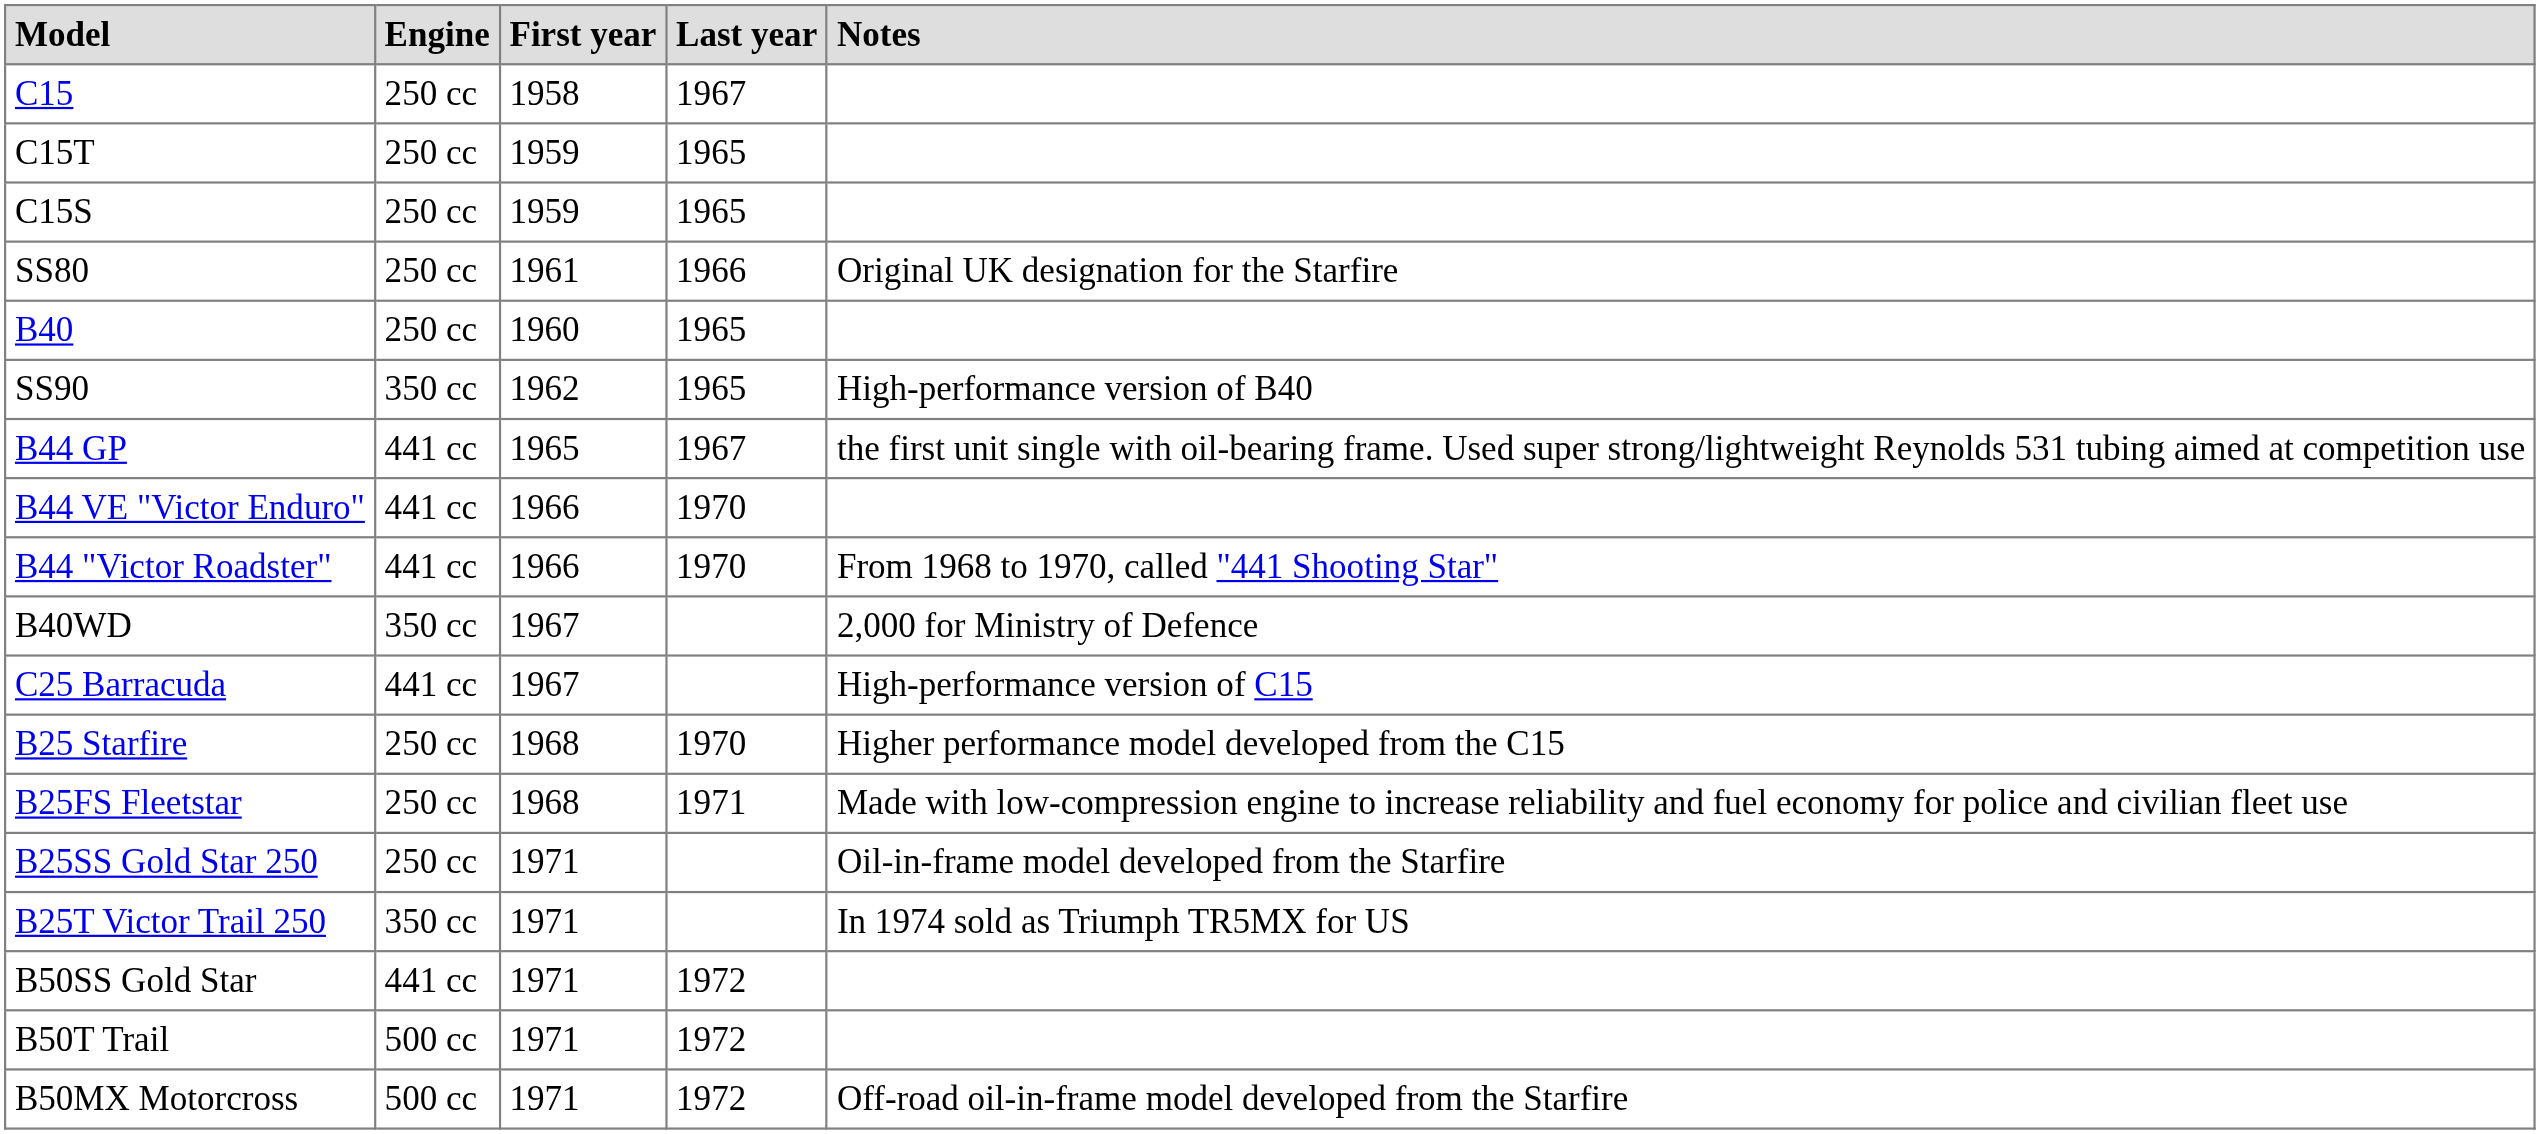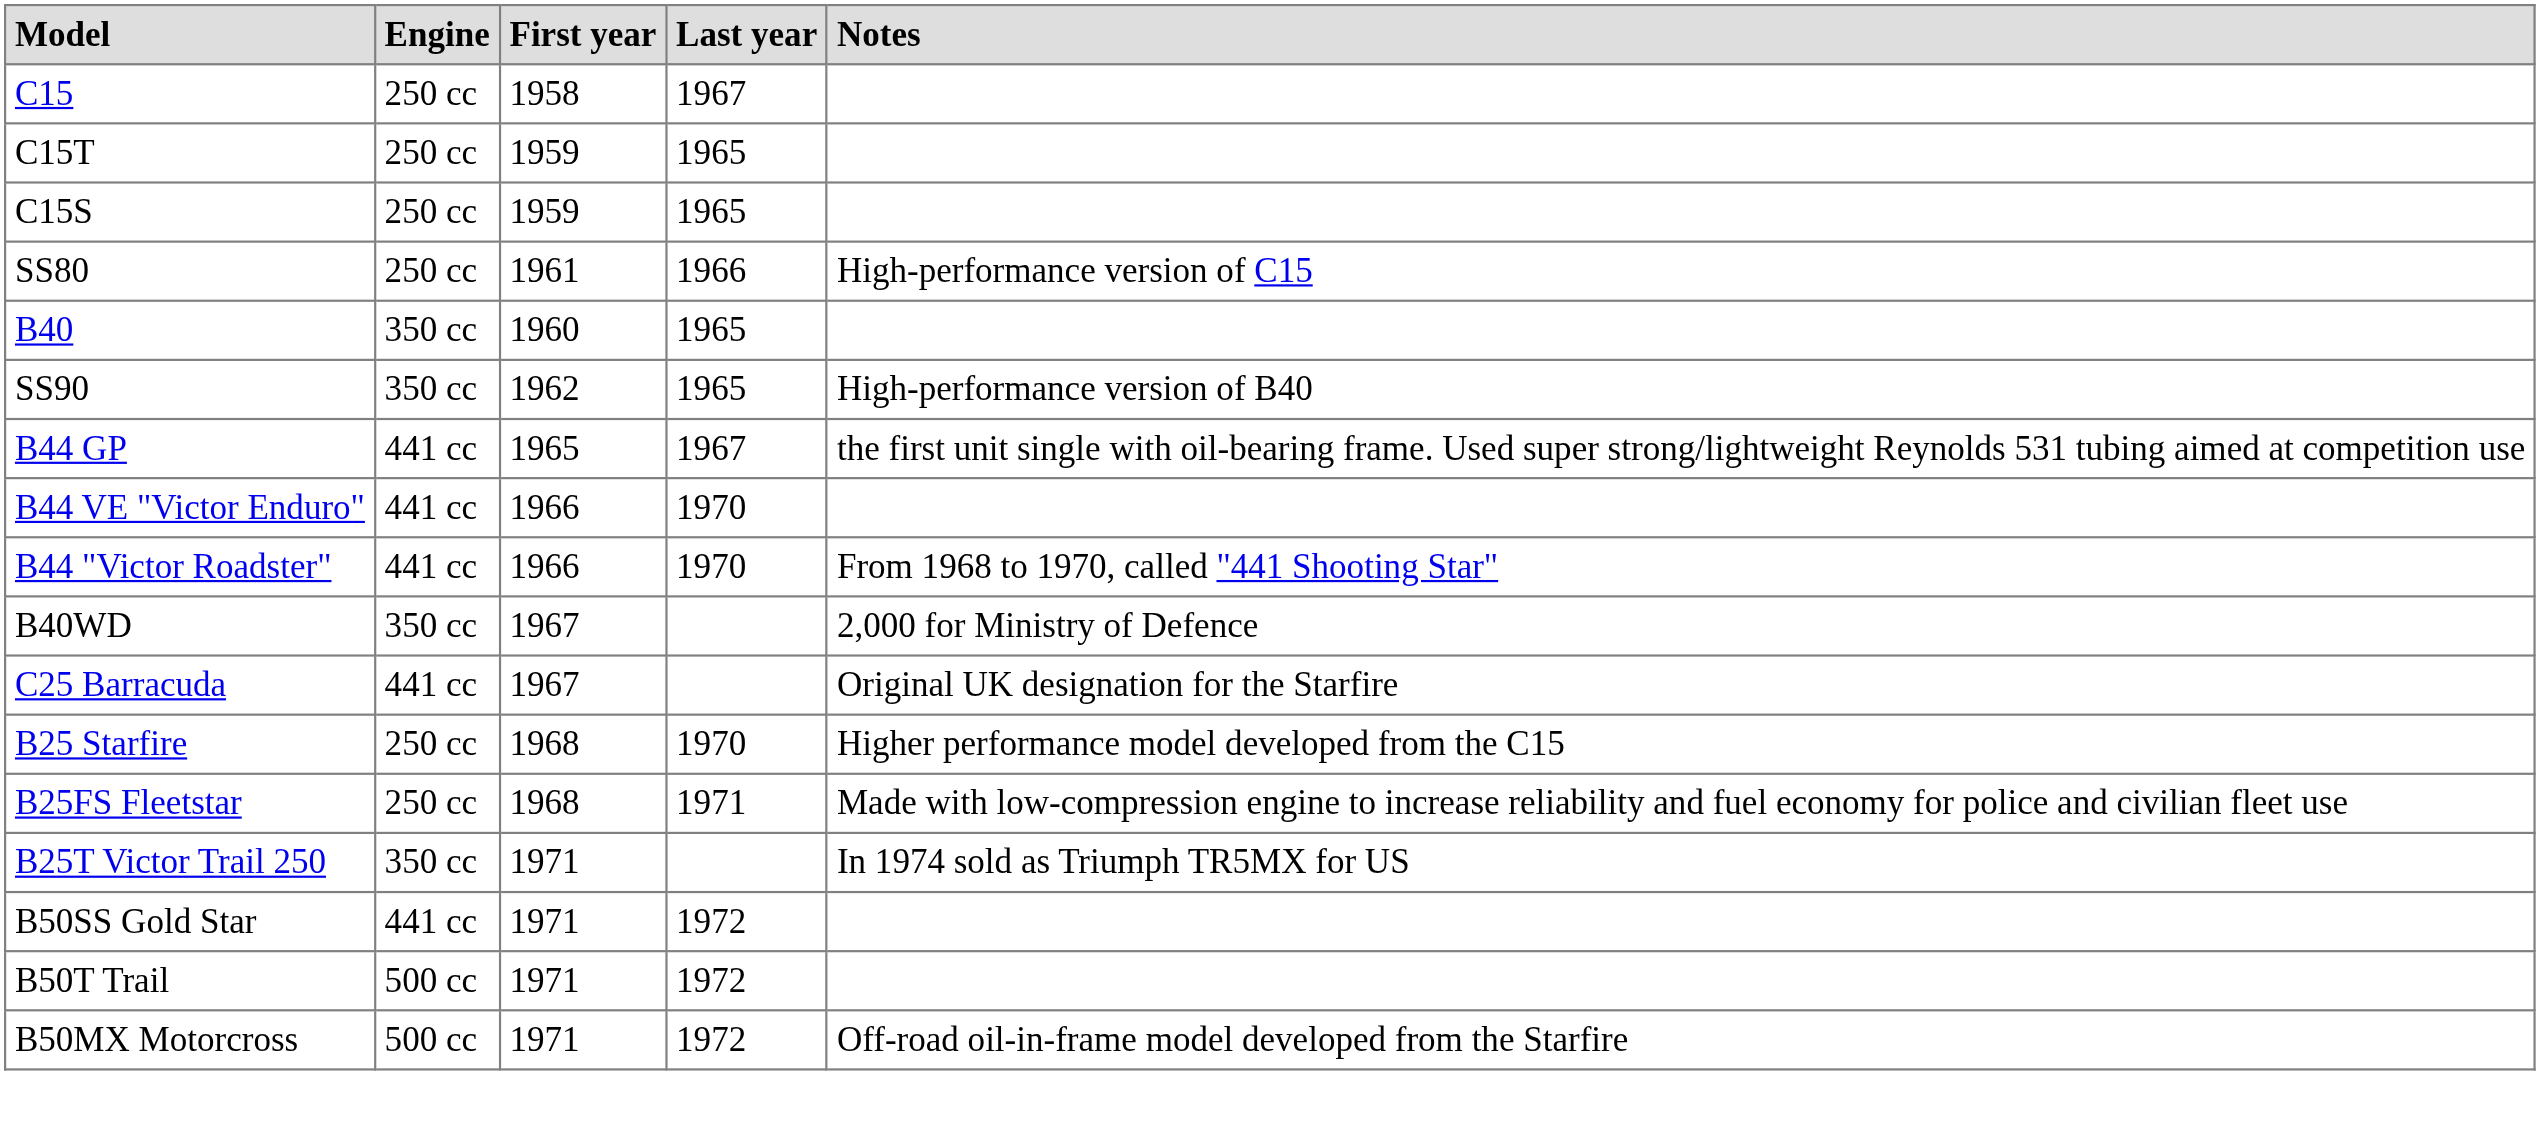(1118, 270) Original UK designation for the Starfire -> (1075, 270) High-performance version of C15
(431, 329) 250 cc -> (431, 329) 350 cc
(1075, 684) High-performance version of C15 -> (1118, 684) Original UK designation for the Starfire
- row: (166, 861)
